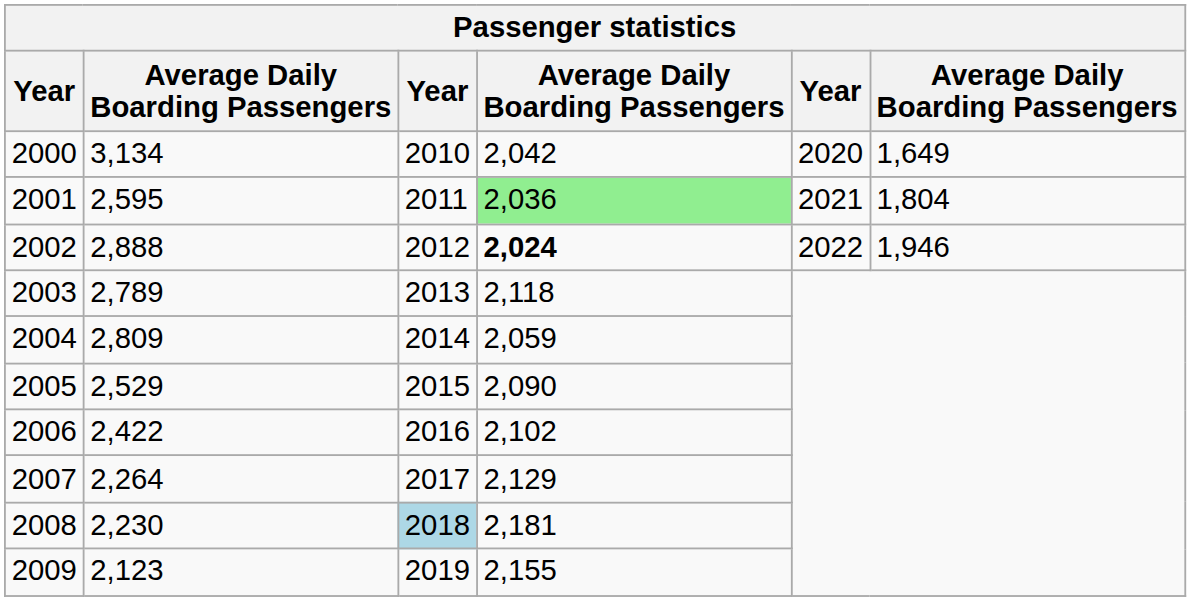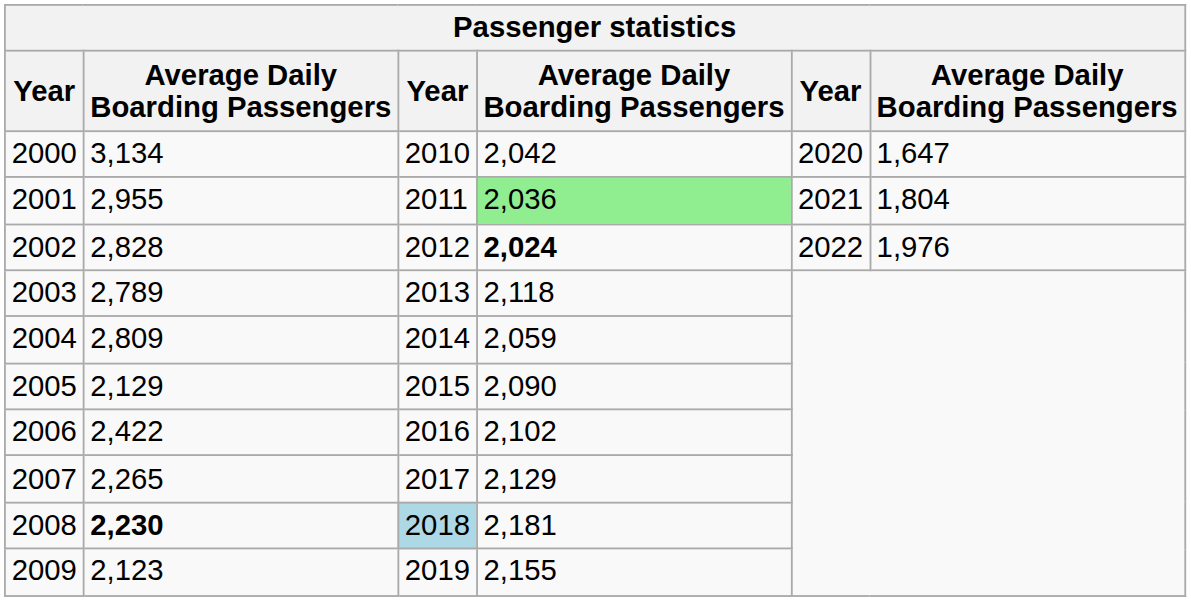(913, 153) 1,649 -> (913, 153) 1,647
(127, 199) 2,595 -> (127, 199) 2,955
(127, 246) 2,888 -> (127, 246) 2,828
(913, 246) 1,946 -> (913, 246) 1,976
(127, 385) 2,529 -> (127, 385) 2,129
(127, 478) 2,264 -> (127, 478) 2,265
(127, 525) normal -> (127, 525) bold
